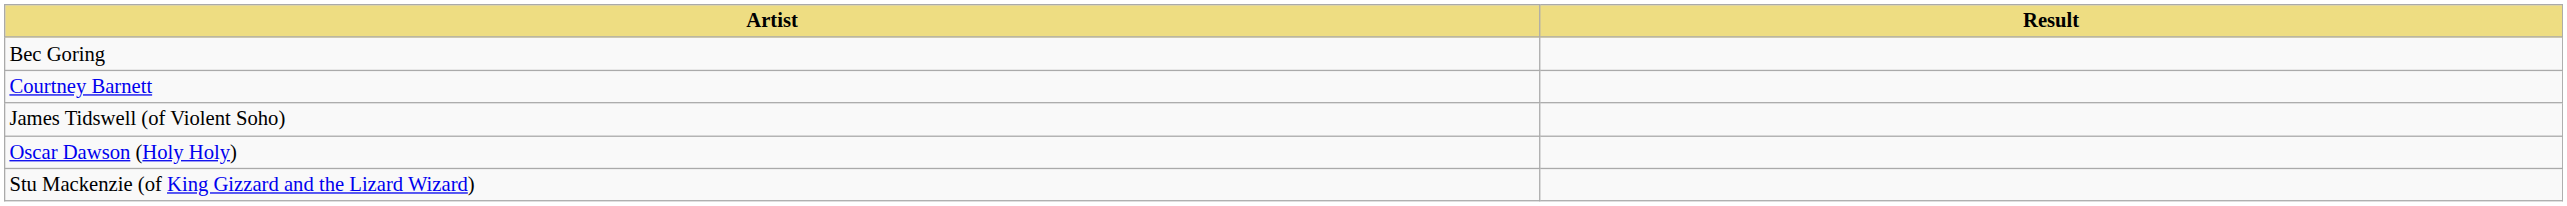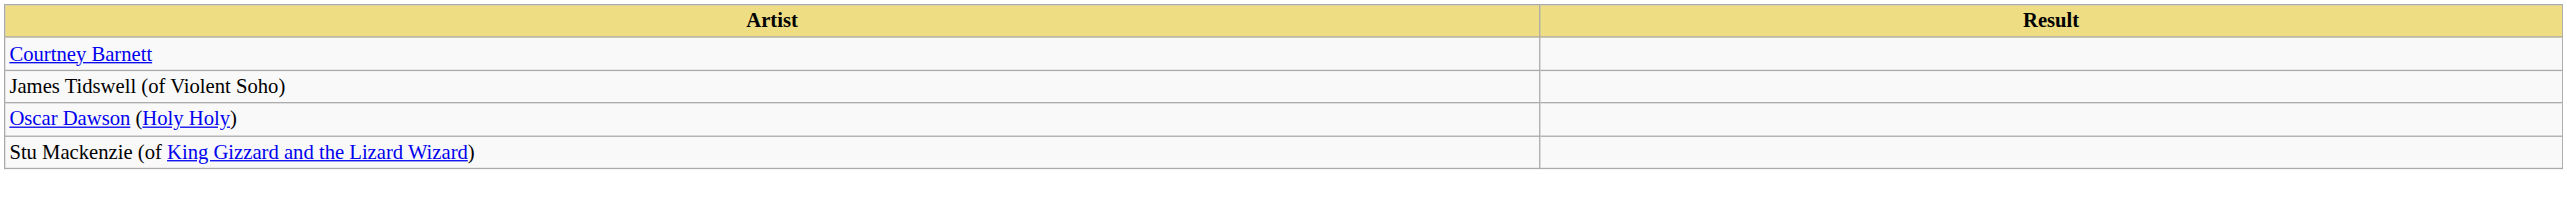- row: (57, 53)
